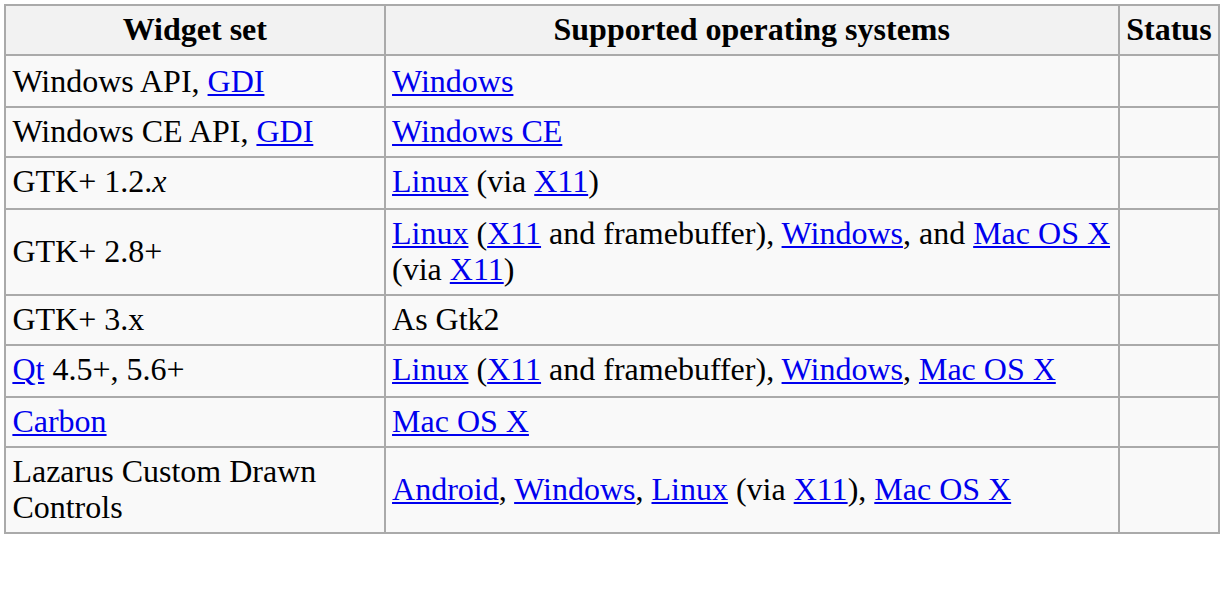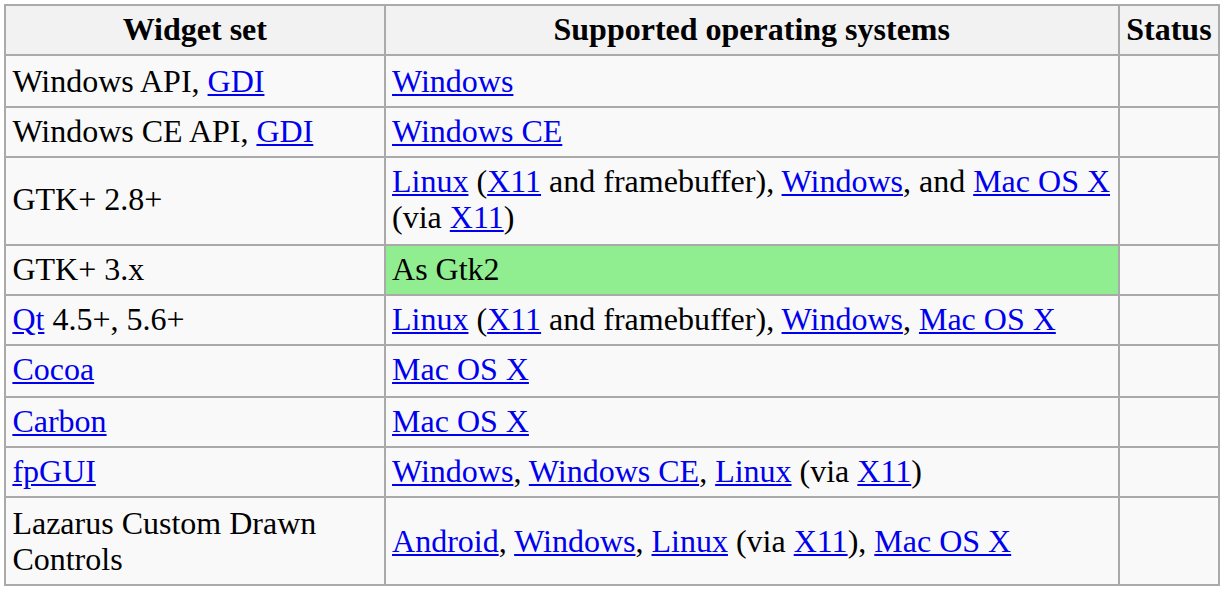- row: (89, 182)
(446, 319) no background -> (446, 268) lightgreen background
+ row: (53, 370)
+ row: (54, 471)
